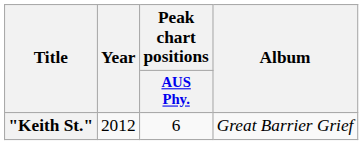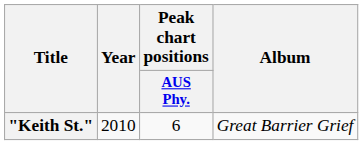(118, 126) 2012 -> (118, 126) 2010
